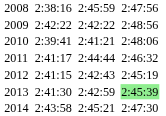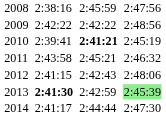(96, 41) normal -> (99, 41) bold
(140, 41) 2:48:06 -> (142, 41) 2:45:19
(53, 58) 2:41:17 -> (53, 58) 2:43:58
(96, 58) 2:44:44 -> (98, 58) 2:45:21
(140, 75) 2:45:19 -> (142, 75) 2:48:06
(53, 91) normal -> (54, 91) bold
(53, 108) 2:43:58 -> (53, 108) 2:41:17
(96, 108) 2:45:21 -> (98, 108) 2:44:44
